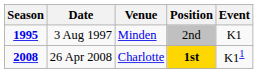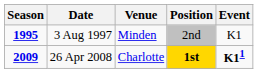(26, 57) 2008 -> (26, 57) 2009
(234, 57) normal -> (234, 57) bold
